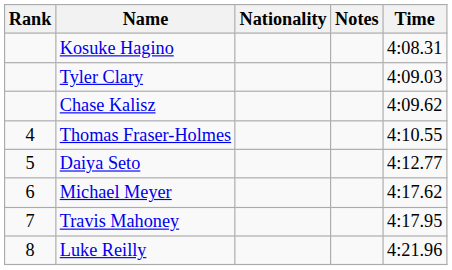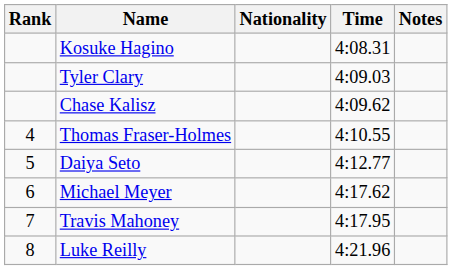columns swapped: (415, 18) <-> (357, 18)
